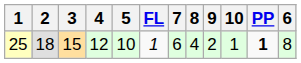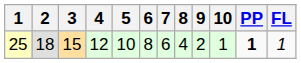columns swapped: (287, 18) <-> (154, 18)
